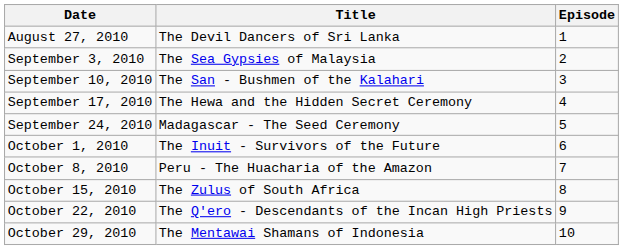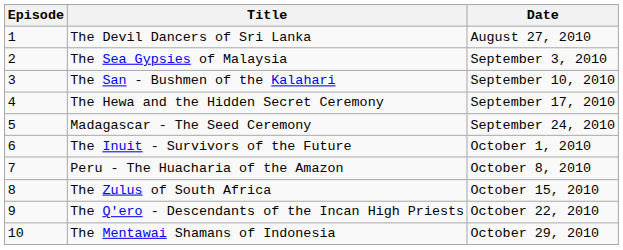columns swapped: (587, 15) <-> (80, 15)
